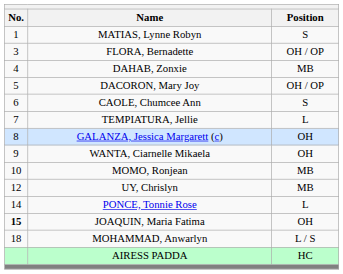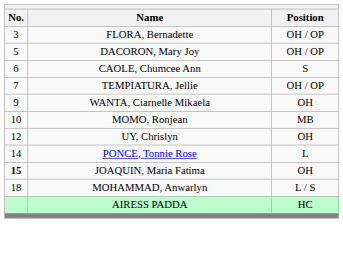- row: (150, 34)
- row: (150, 68)
(305, 119) L -> (305, 85) OH / OP
- row: (150, 136)
(305, 187) MB -> (305, 136) OH
